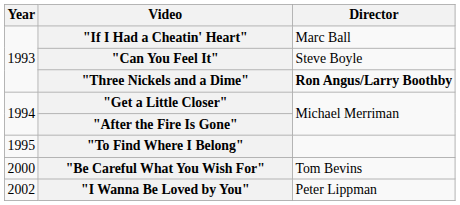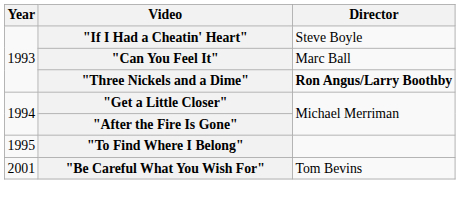(323, 37) Marc Ball -> (329, 37) Steve Boyle
(329, 59) Steve Boyle -> (323, 59) Marc Ball
(21, 168) 2000 -> (21, 168) 2001
- row: (165, 189)
